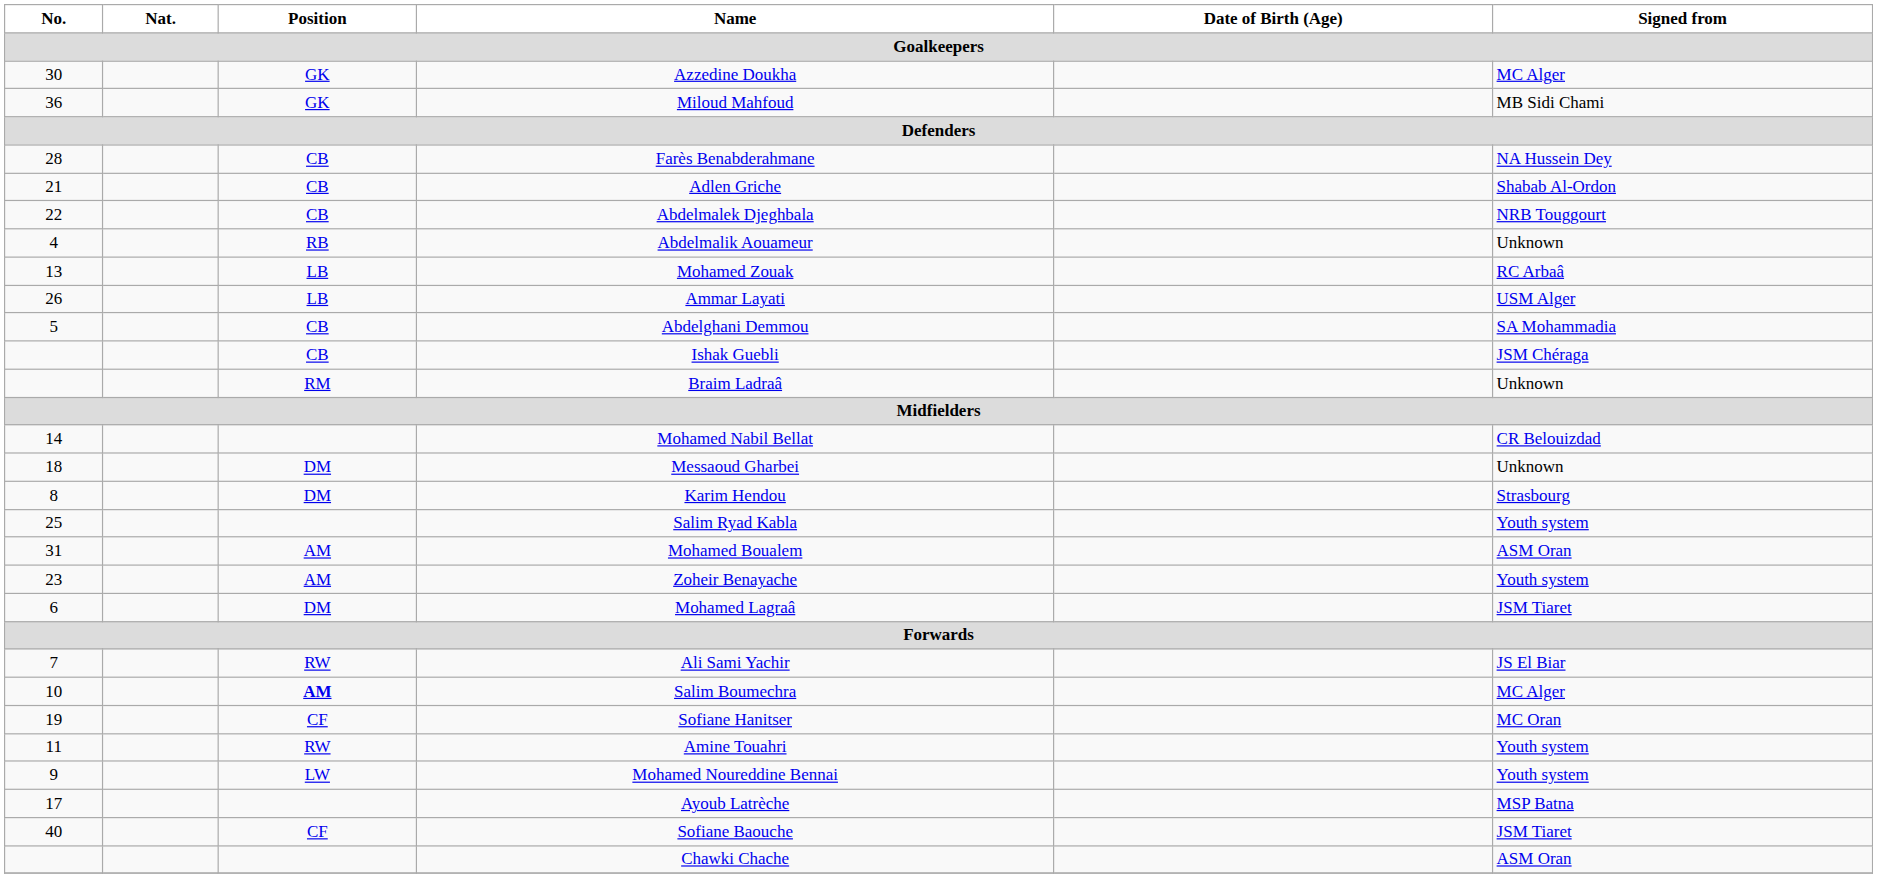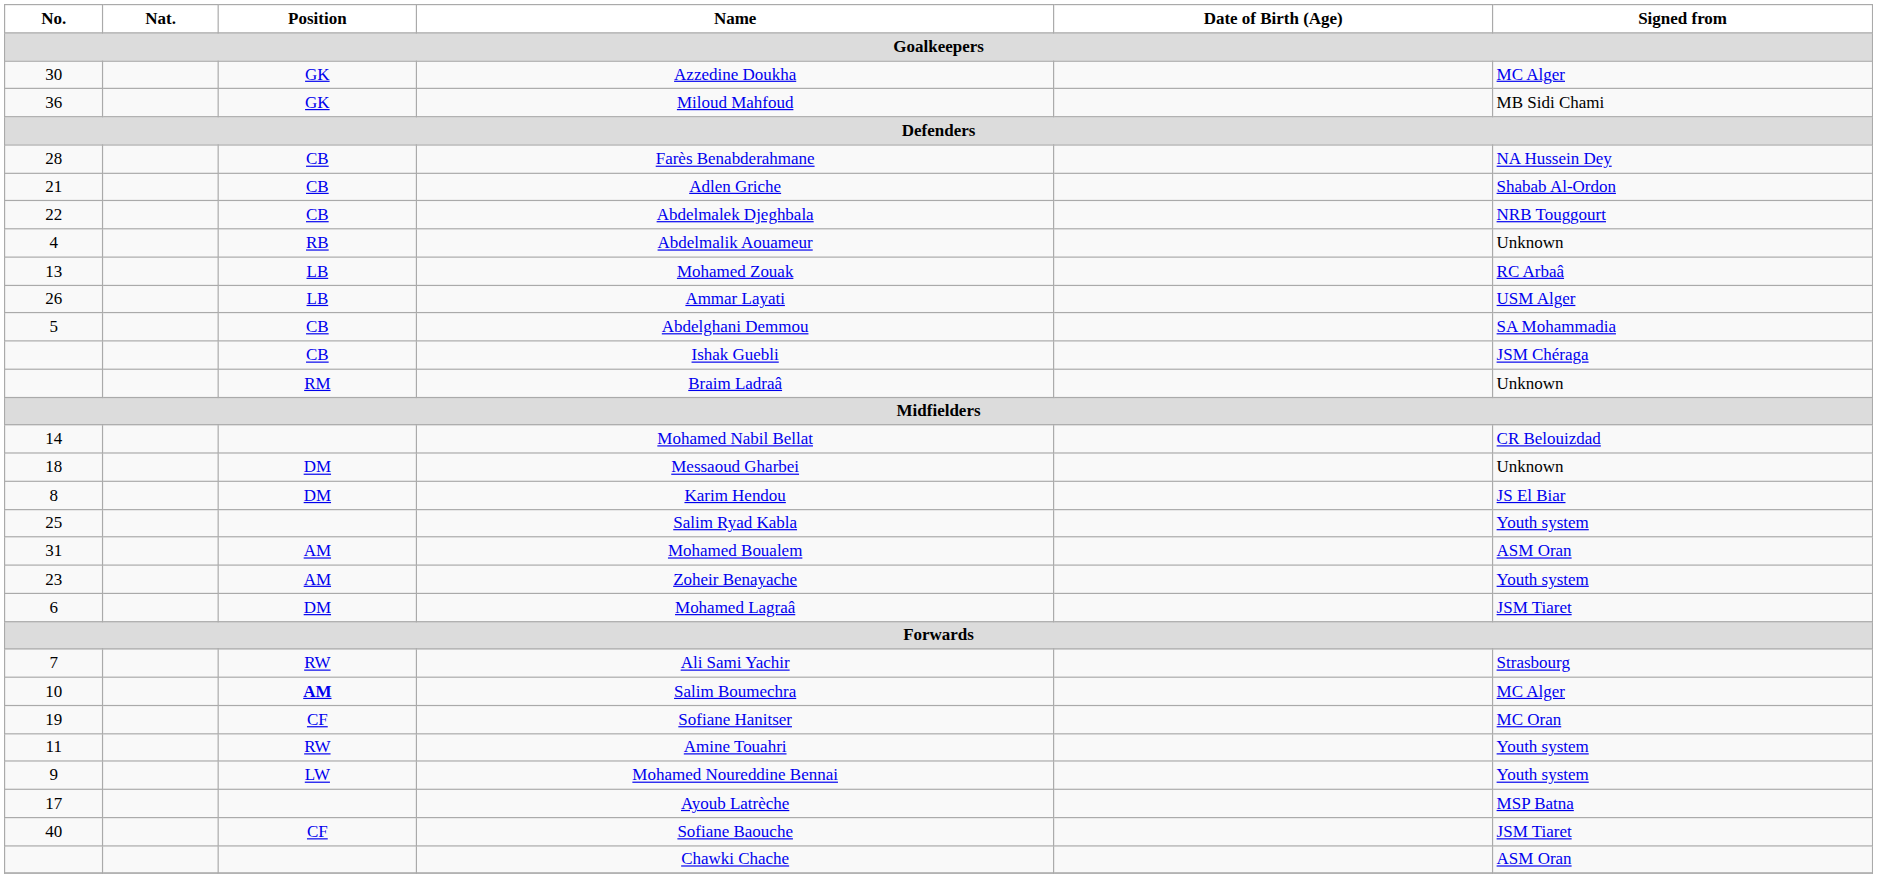(1533, 495) Strasbourg -> (1531, 495) JS El Biar
(1531, 663) JS El Biar -> (1533, 663) Strasbourg
